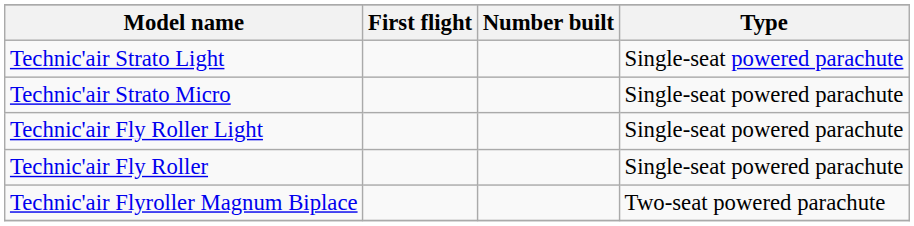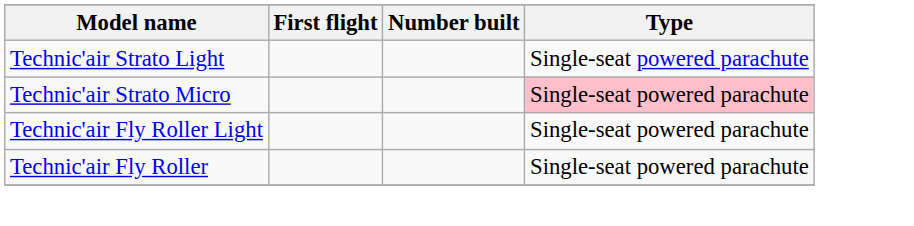(764, 94) no background -> (669, 94) pink background
- row: (184, 202)
